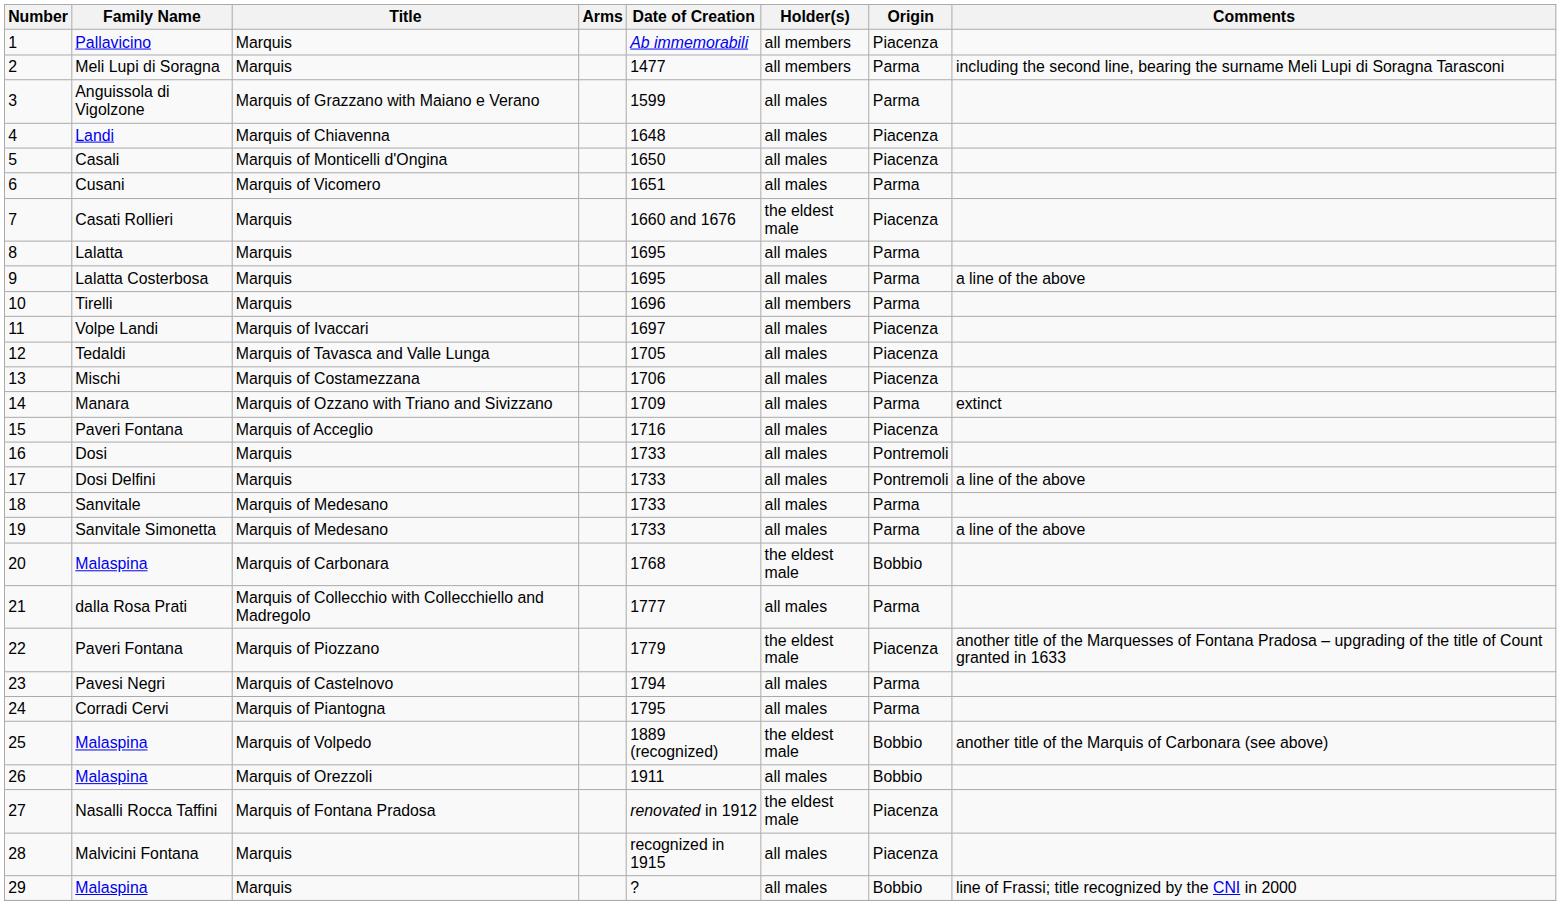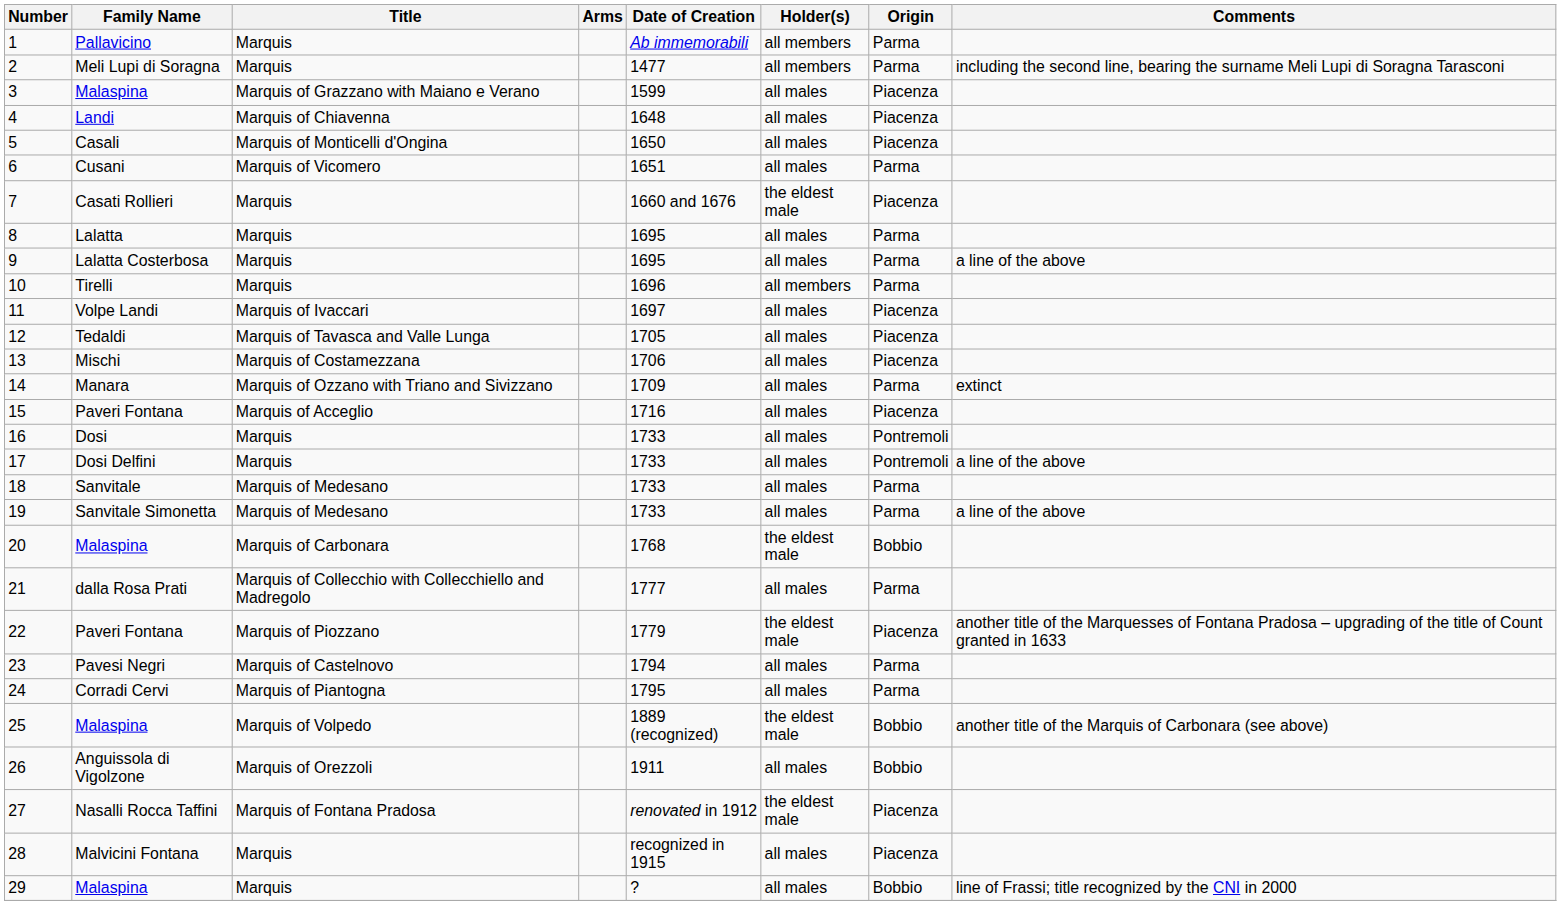(905, 42) Piacenza -> (896, 42) Parma
(122, 101) Anguissola di Vigolzone -> (111, 92) Malaspina
(896, 101) Parma -> (905, 92) Piacenza
(111, 777) Malaspina -> (122, 768) Anguissola di Vigolzone
